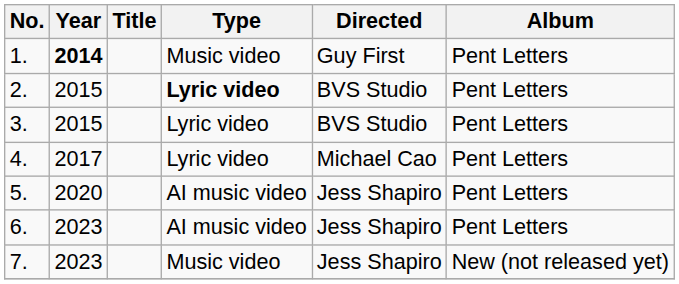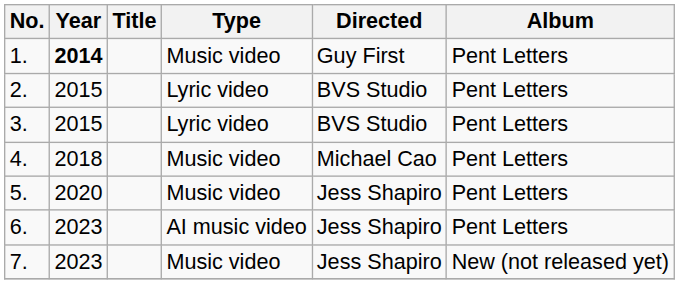(223, 90) bold -> (218, 90) normal
(78, 158) 2017 -> (78, 158) 2018
(218, 158) Lyric video -> (223, 158) Music video
(237, 192) AI music video -> (223, 192) Music video
